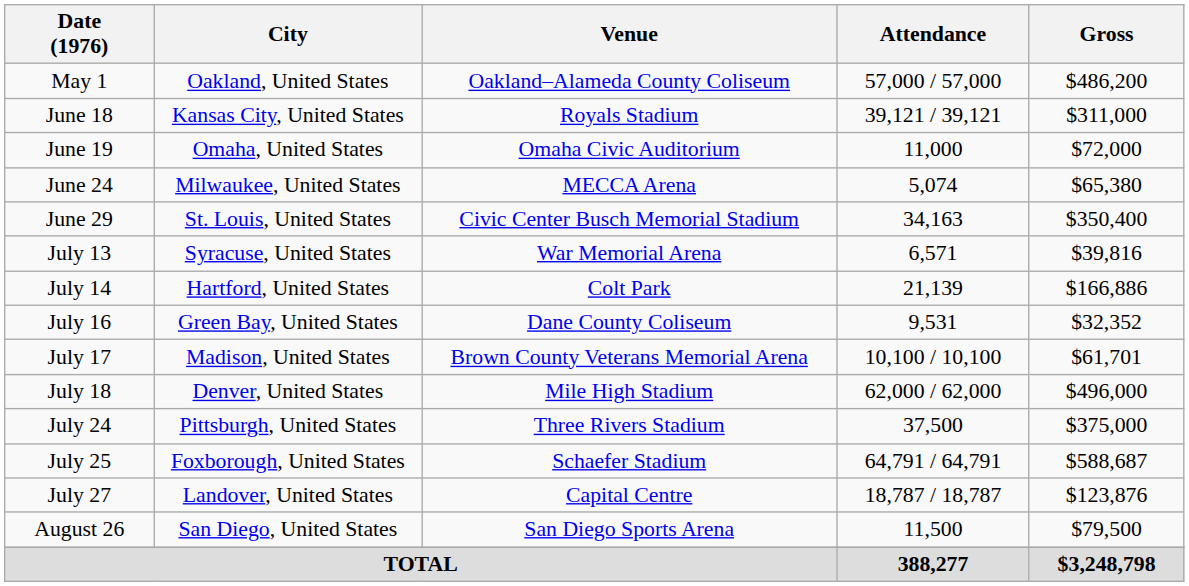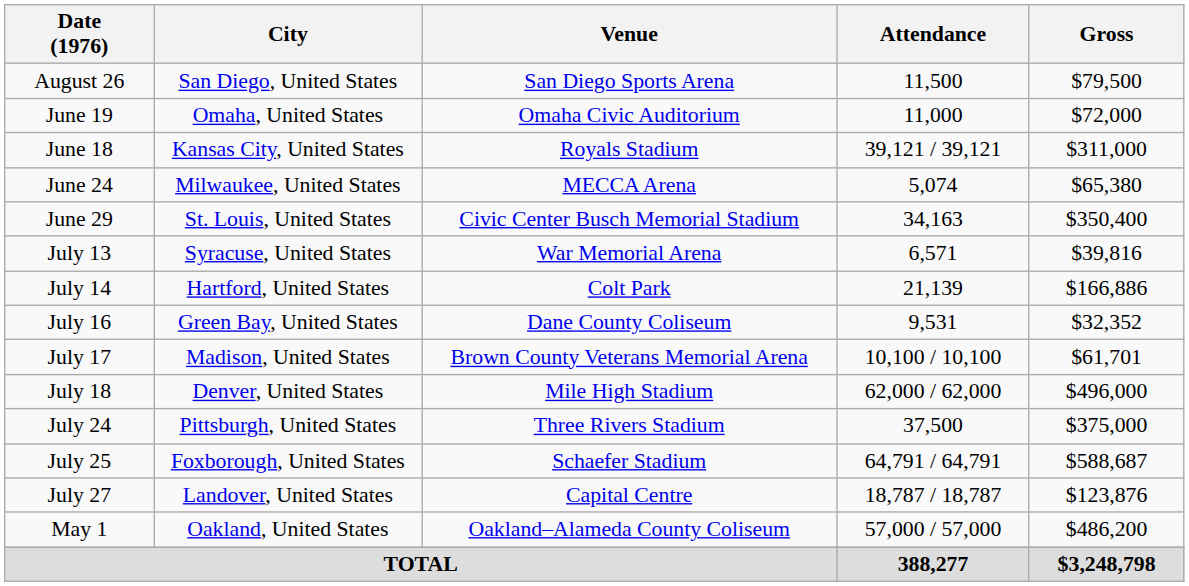rows swapped: (79, 80) <-> (79, 529)
rows swapped: (79, 115) <-> (79, 149)
